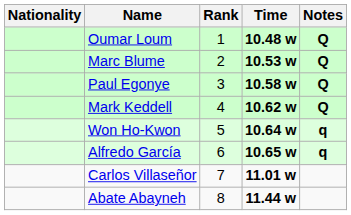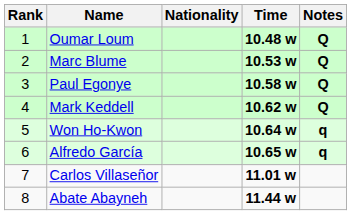columns swapped: (221, 15) <-> (45, 15)
